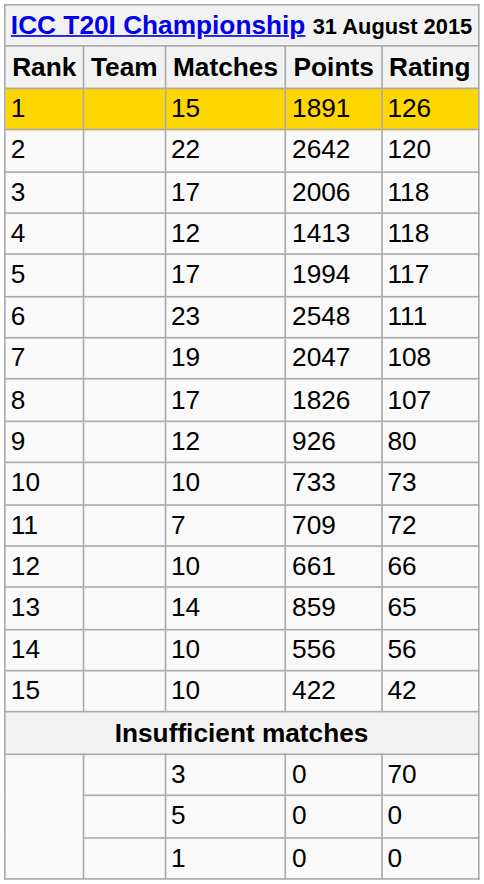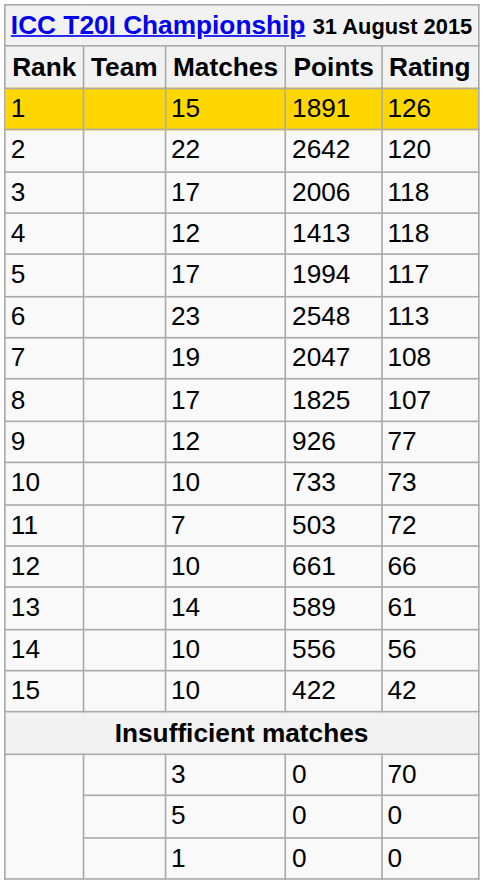(407, 316) 111 -> (408, 316) 113
(321, 399) 1826 -> (321, 399) 1825
(402, 441) 80 -> (402, 441) 77
(314, 524) 709 -> (314, 524) 503
(314, 607) 859 -> (314, 607) 589
(402, 607) 65 -> (402, 607) 61
